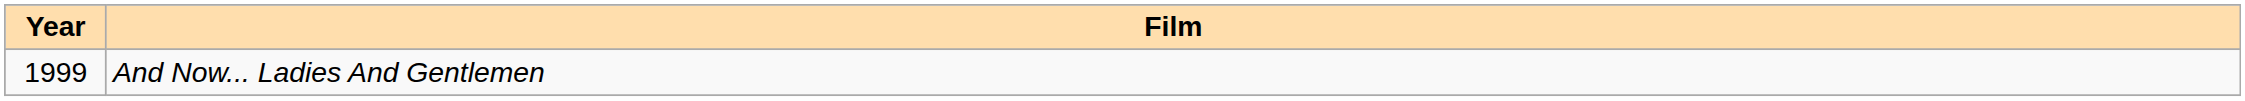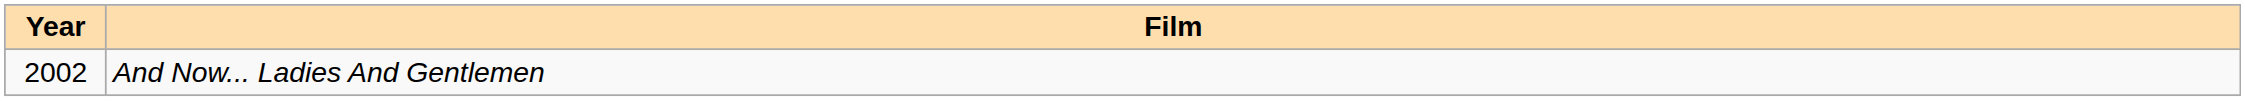(56, 71) 1999 -> (56, 71) 2002
